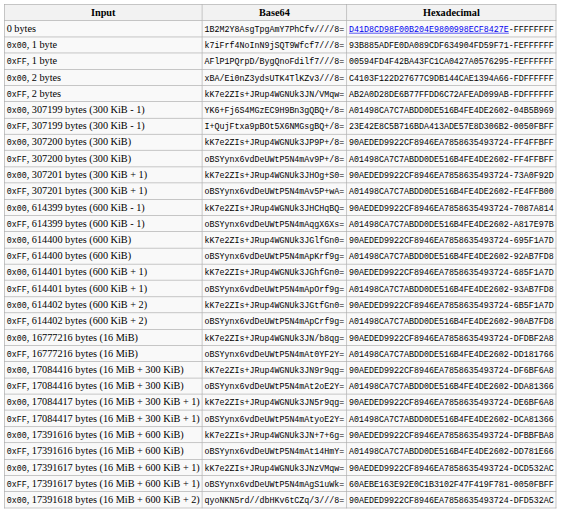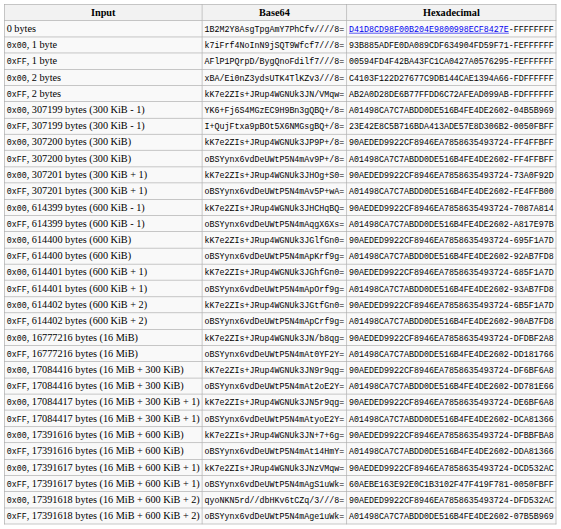(451, 387) A01498CA7C7ABDD0DE516B4FE4DE2602-DDA81366 -> (451, 387) A01498CA7C7ABDD0DE516B4FE4DE2602-DD781E66
(451, 452) A01498CA7C7ABDD0DE516B4FE4DE2602-DD781E66 -> (451, 452) A01498CA7C7ABDD0DE516B4FE4DE2602-DDA81366
+ row: (103, 516)
